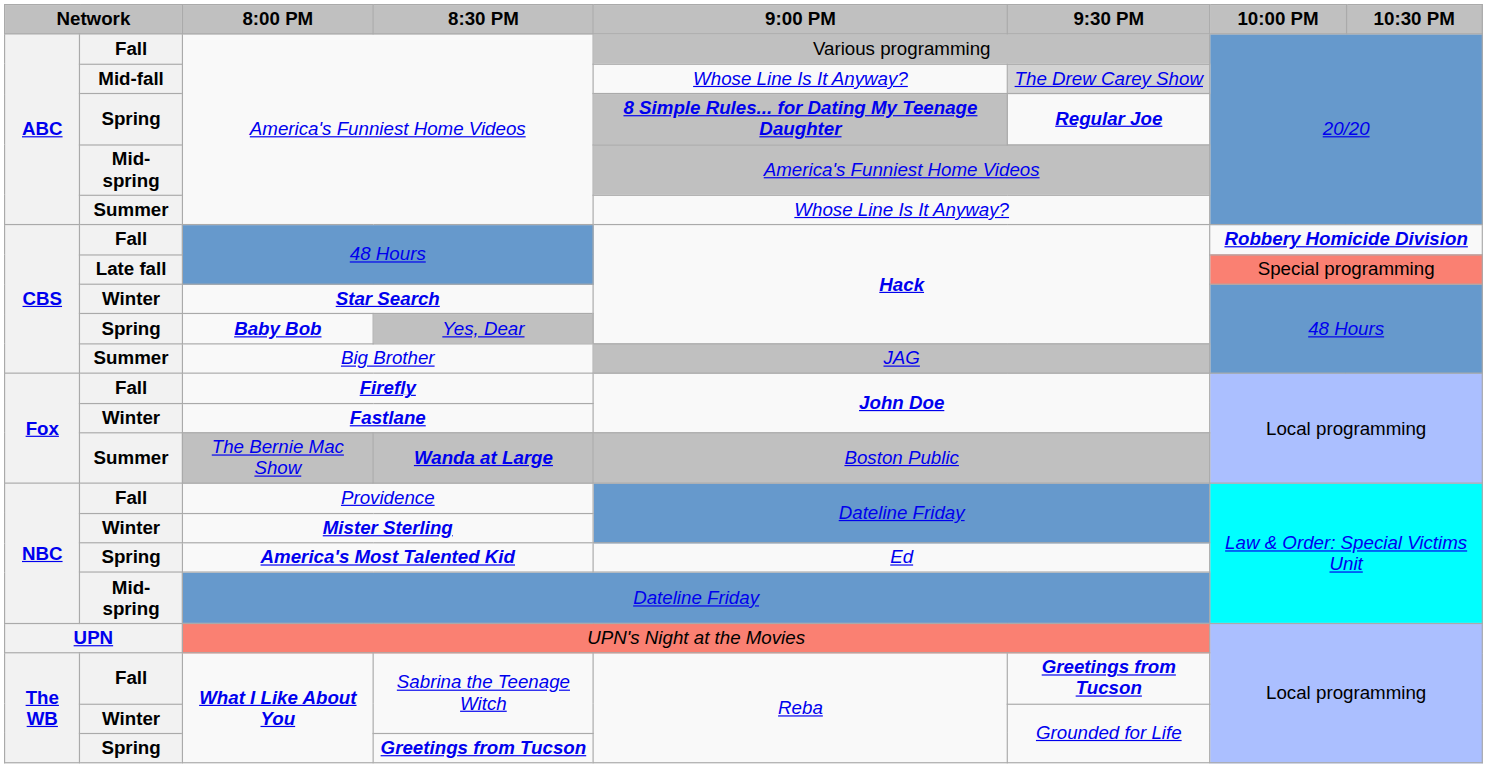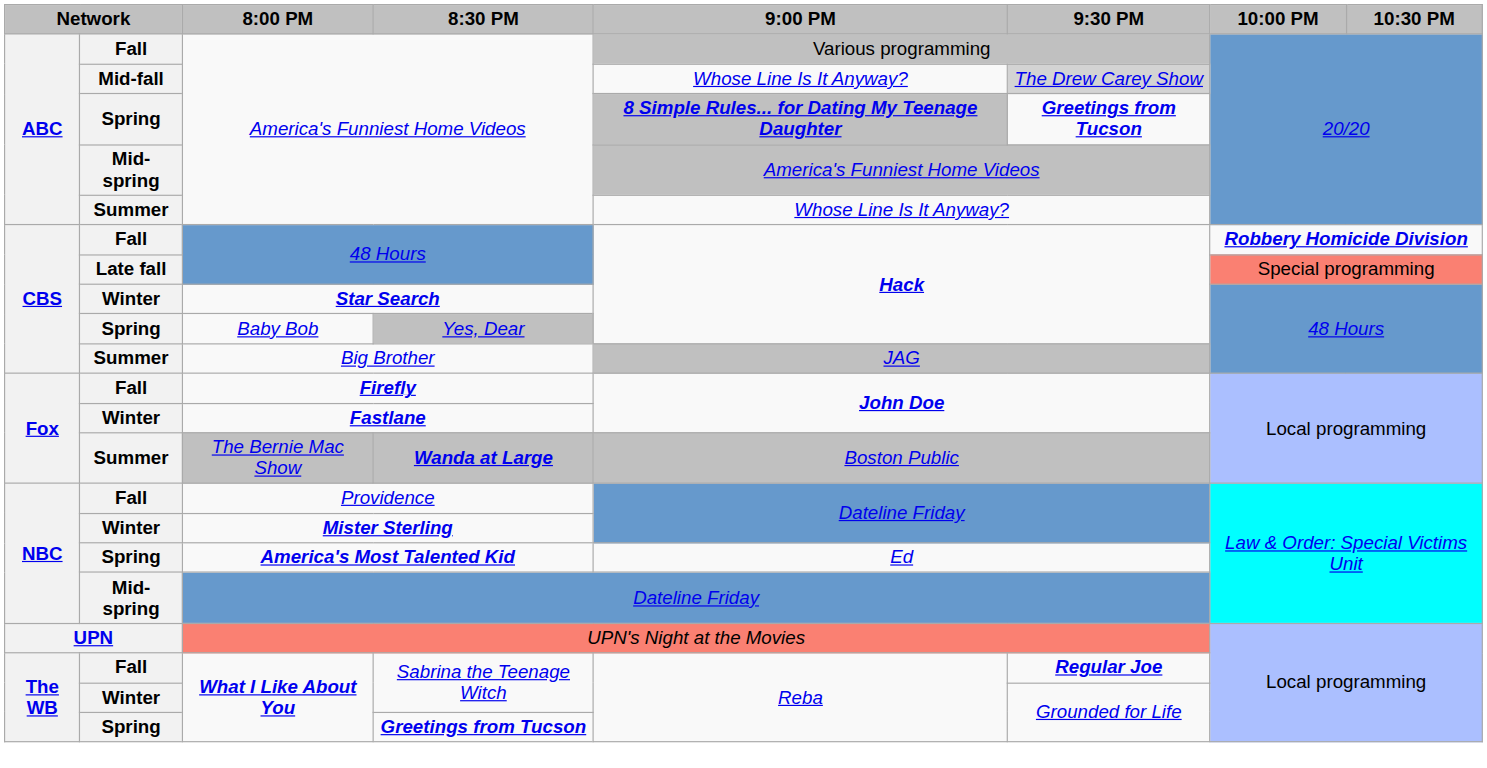(1109, 118) Regular Joe -> (1109, 118) Greetings from Tucson
(278, 328) bold -> (278, 328) normal
(1109, 678) Greetings from Tucson -> (1109, 667) Regular Joe
